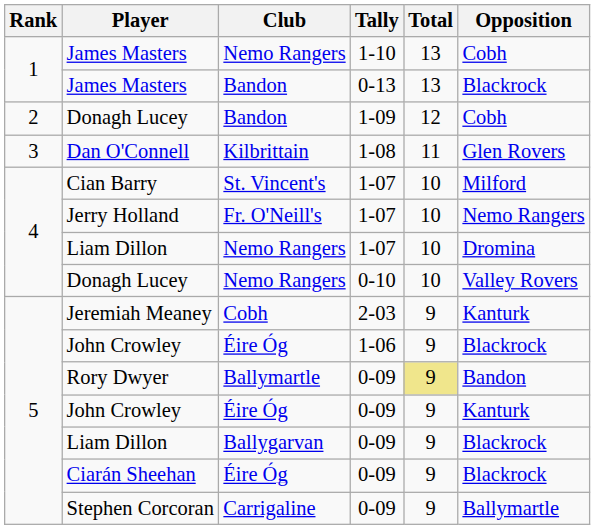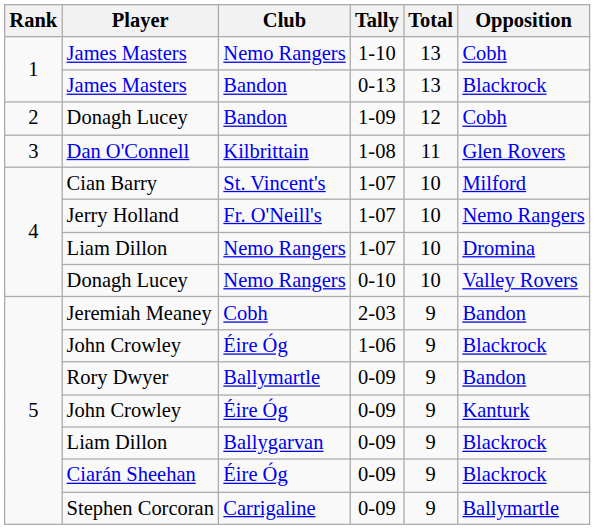(496, 313) Kanturk -> (494, 313) Bandon
(431, 378) khaki background -> (431, 378) no background
